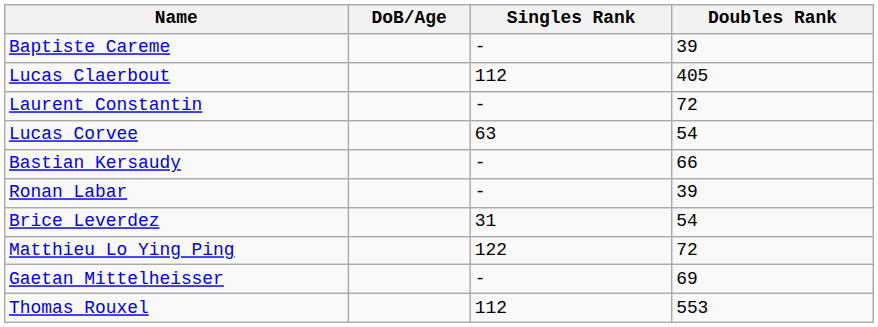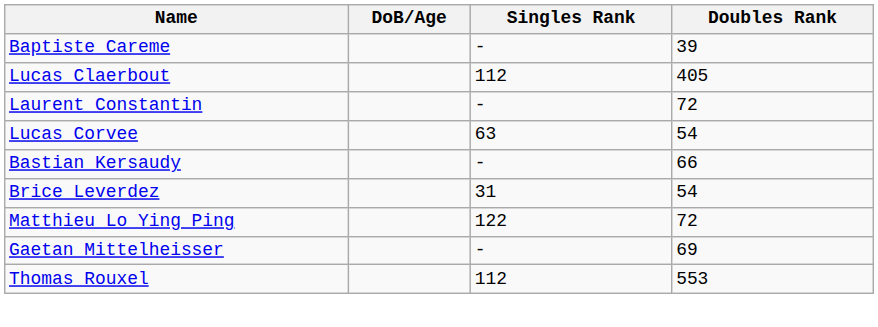- row: (68, 193)
